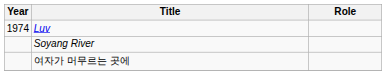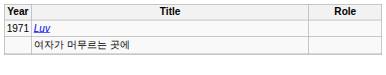(18, 28) 1974 -> (18, 28) 1971
- row: (64, 44)
